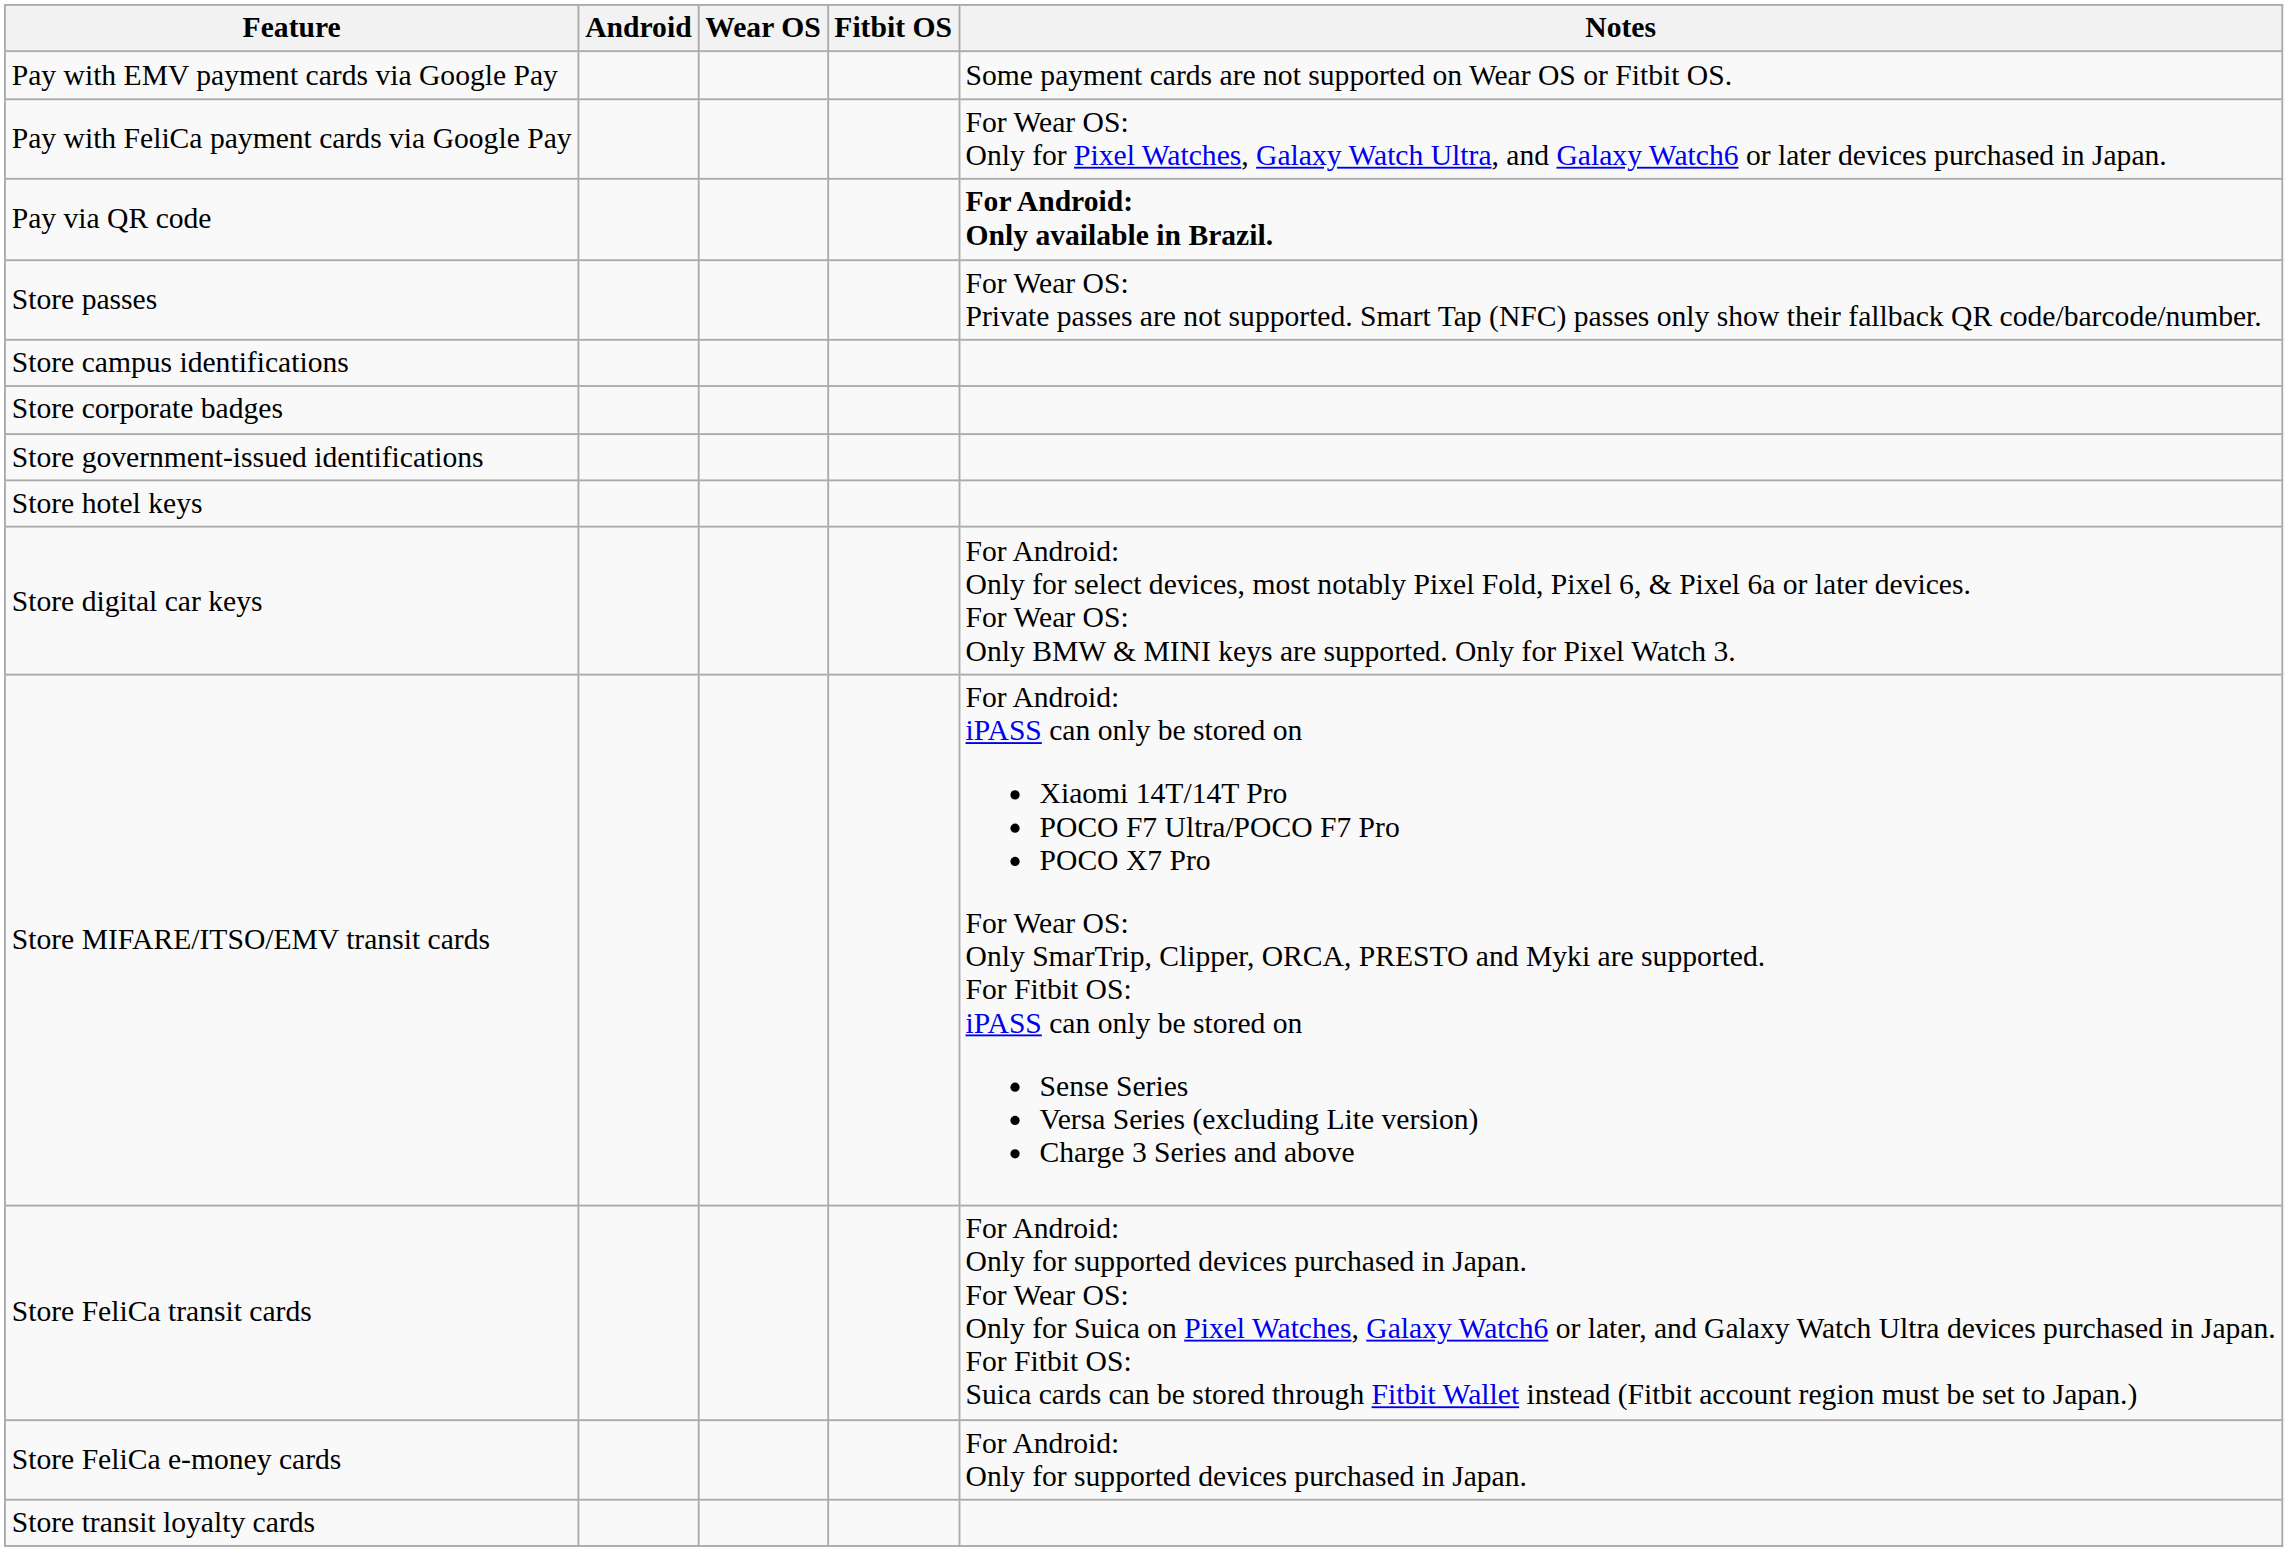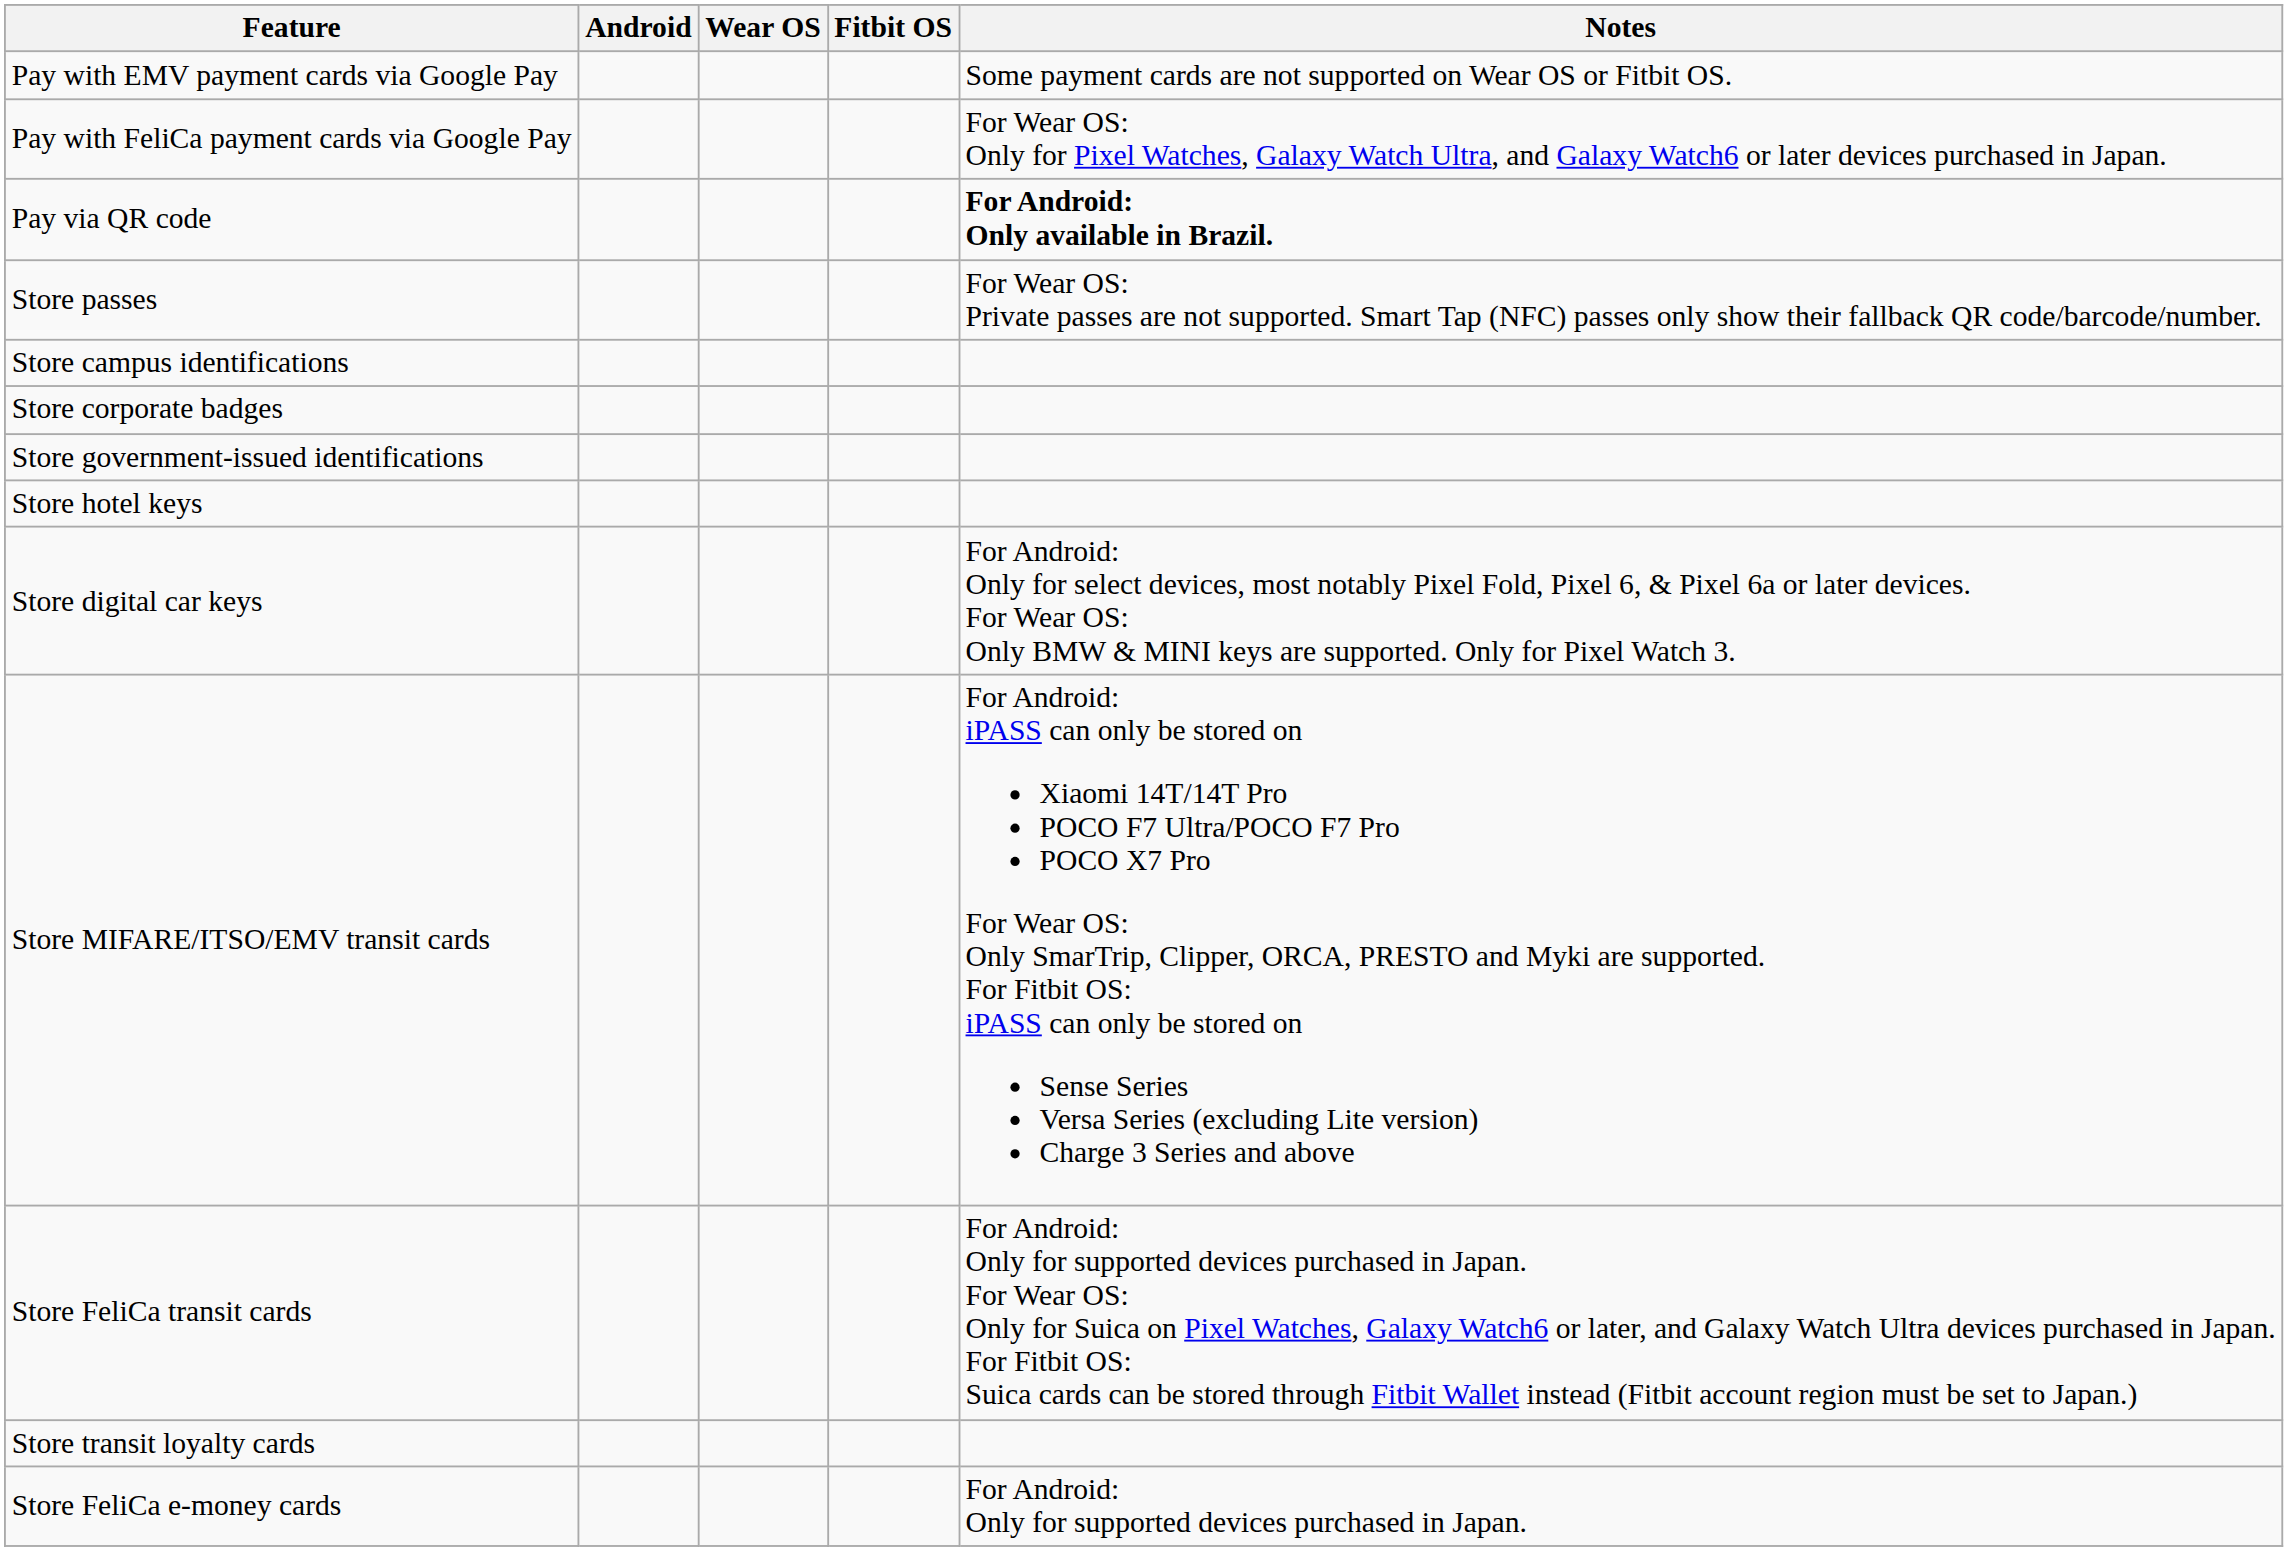rows swapped: (177, 1458) <-> (163, 1522)
